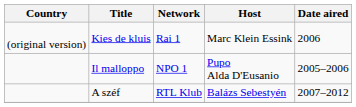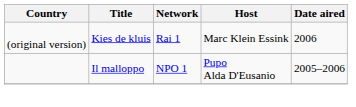- row: (106, 93)
